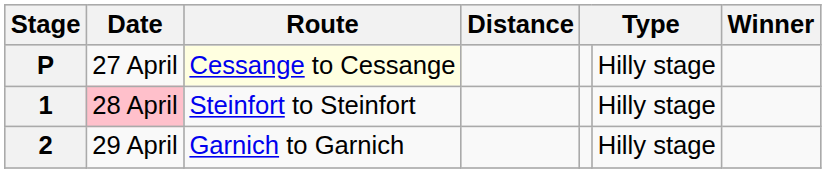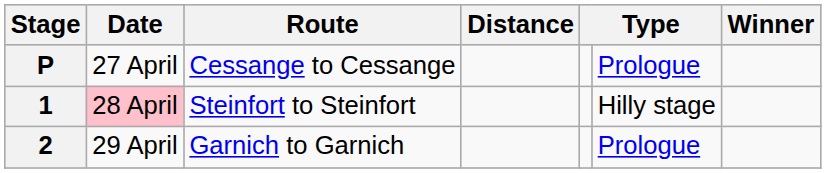(322, 65) lightyellow background -> (322, 65) no background
(657, 65) Hilly stage -> (649, 65) Prologue
(657, 146) Hilly stage -> (649, 146) Prologue
